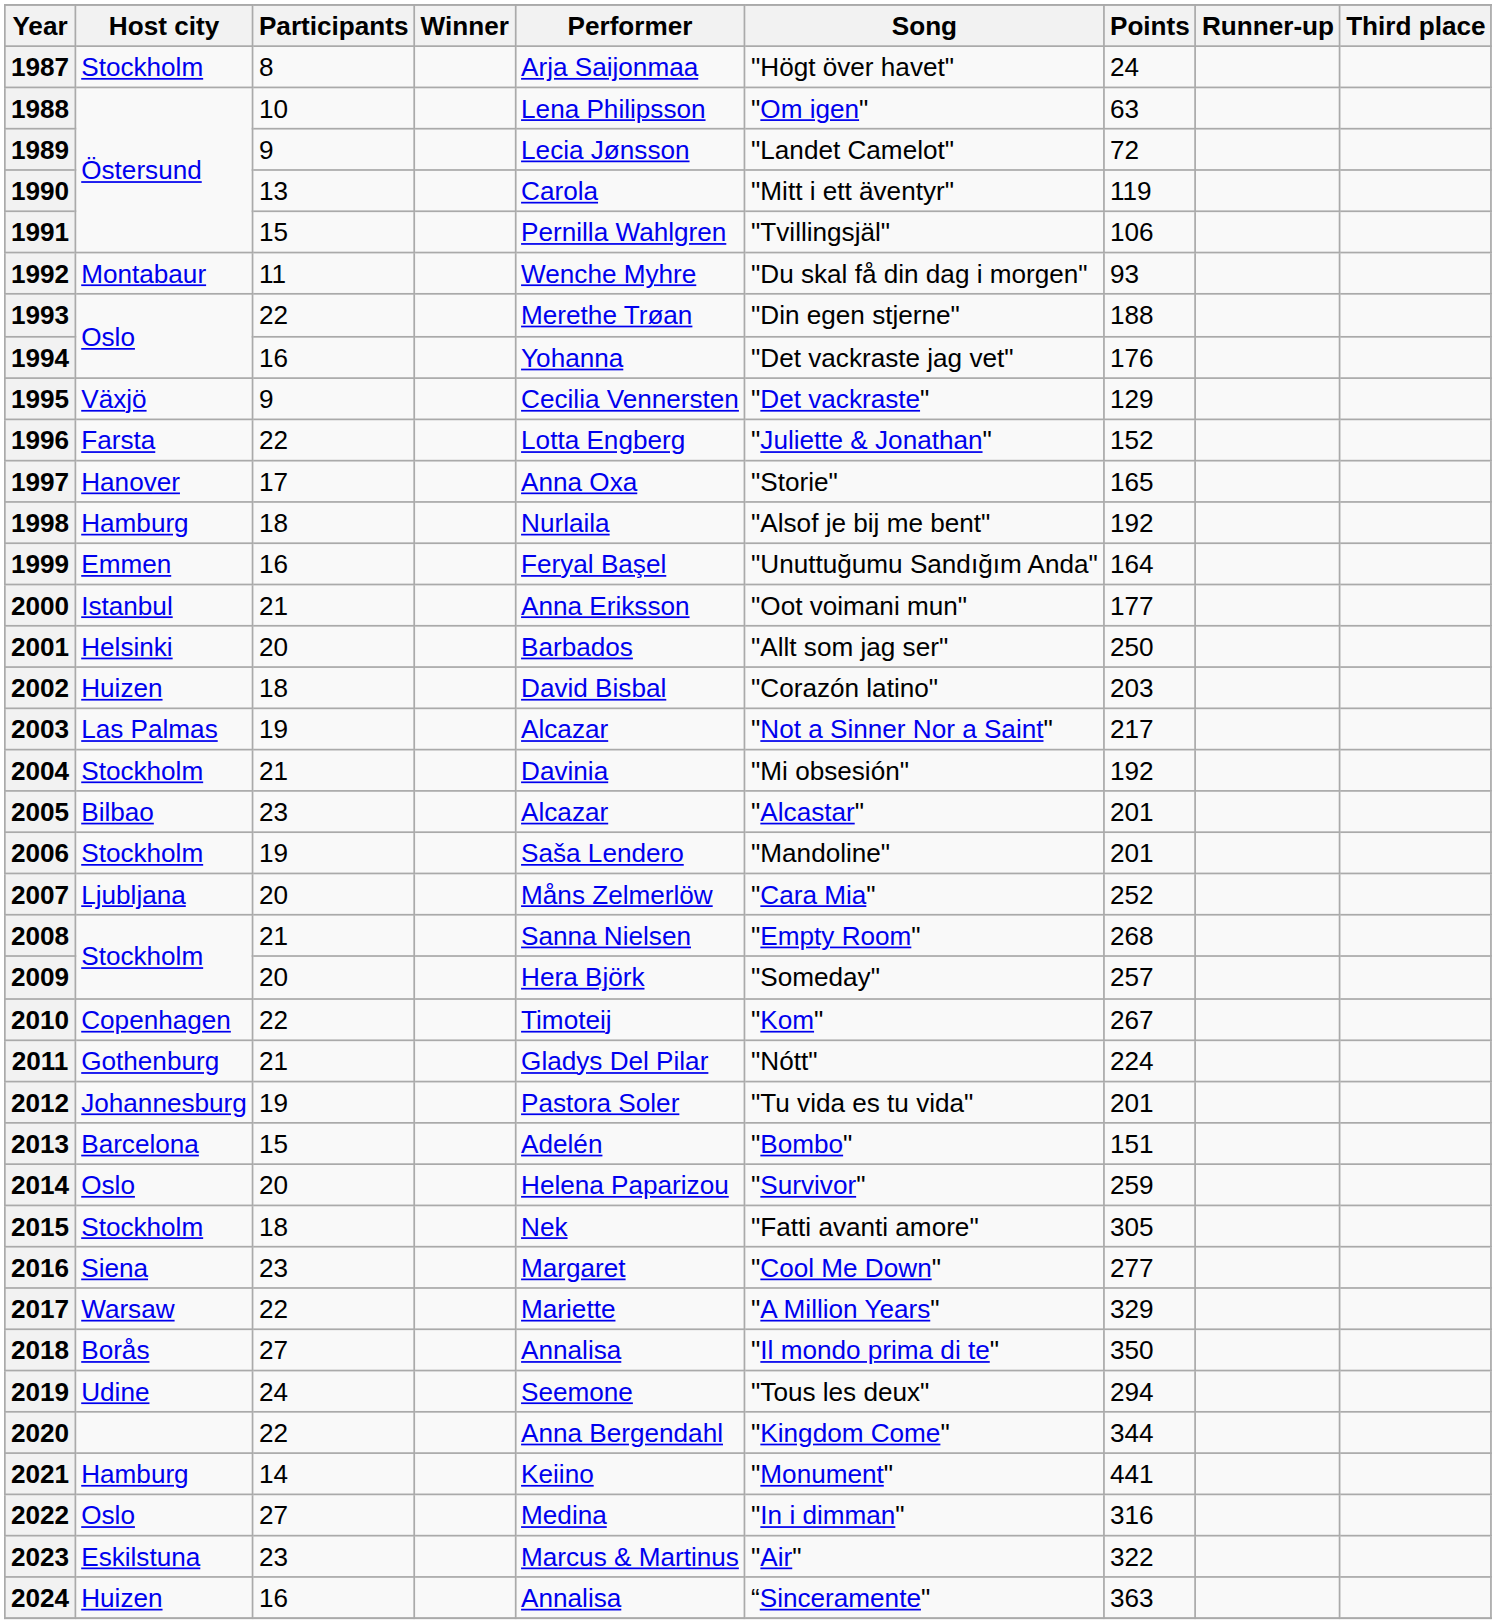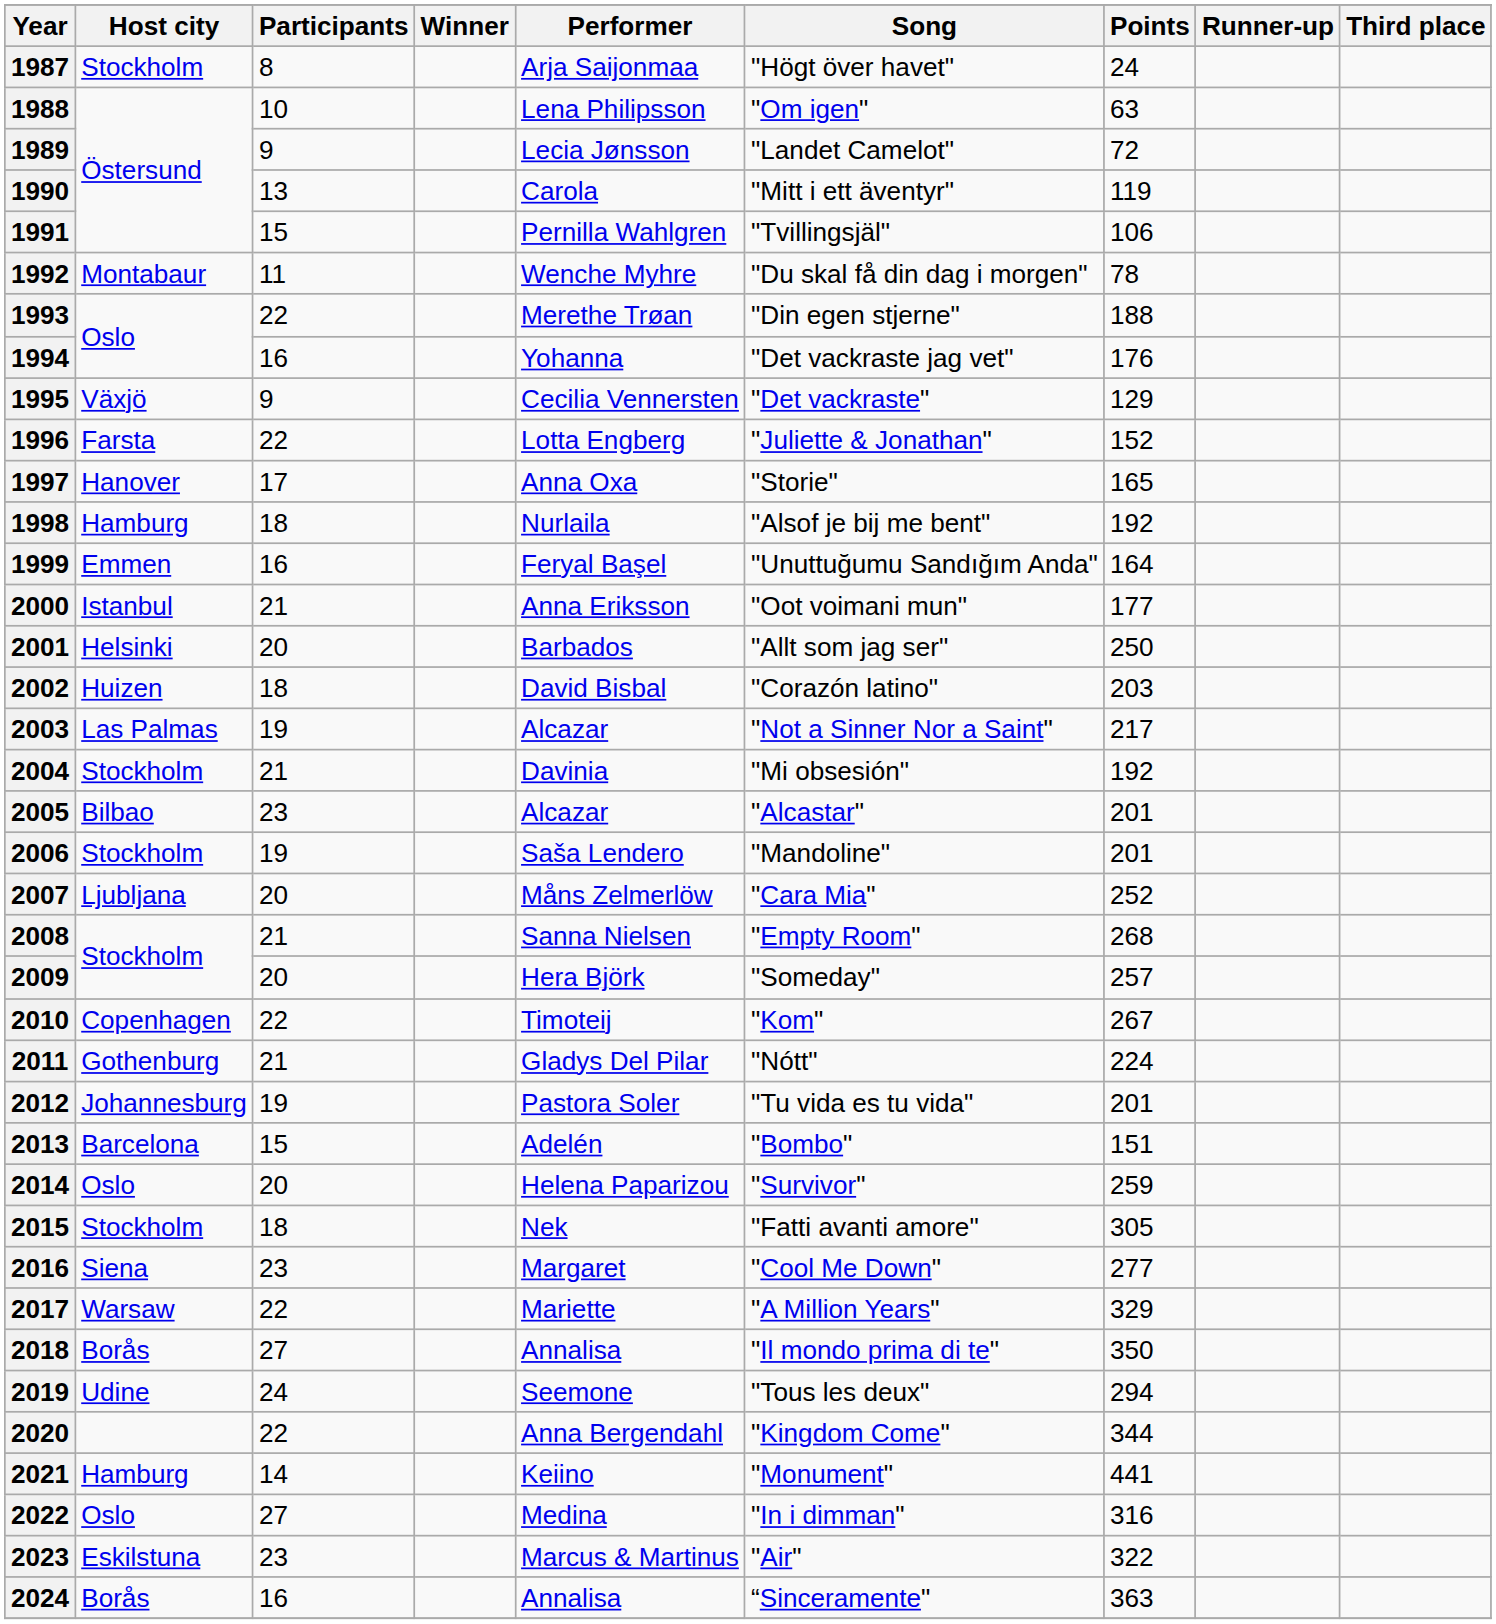(1124, 274) 93 -> (1124, 274) 78
(122, 1598) Huizen -> (115, 1598) Borås
